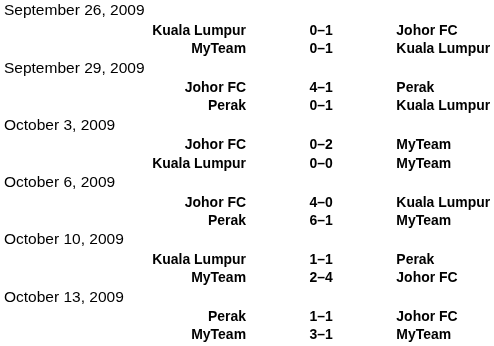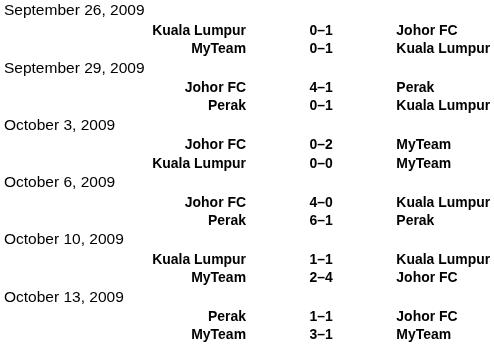(424, 220) MyTeam -> (415, 220) Perak
(415, 259) Perak -> (443, 259) Kuala Lumpur
